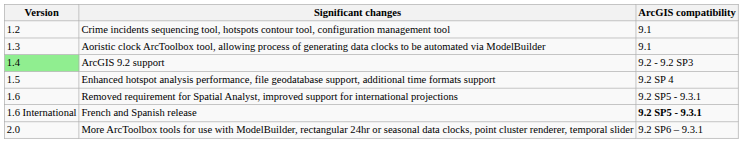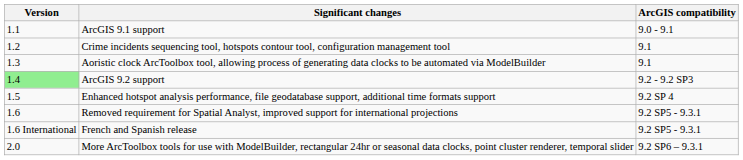+ row: (123, 29)
(670, 113) bold -> (670, 130) normal
